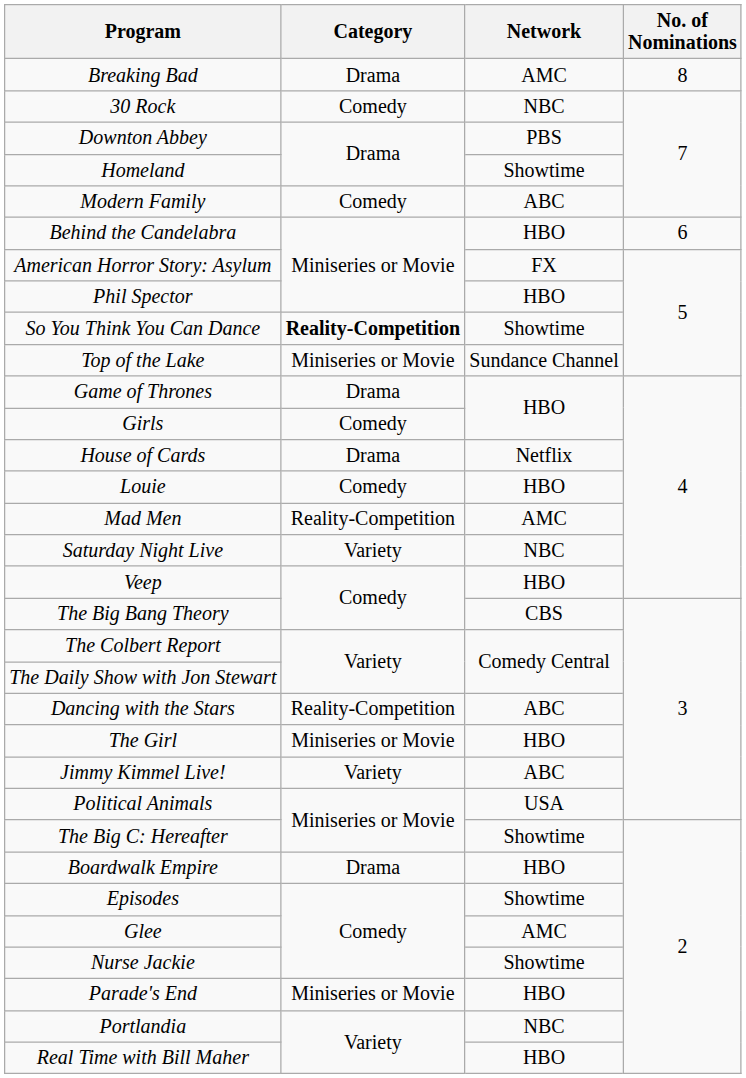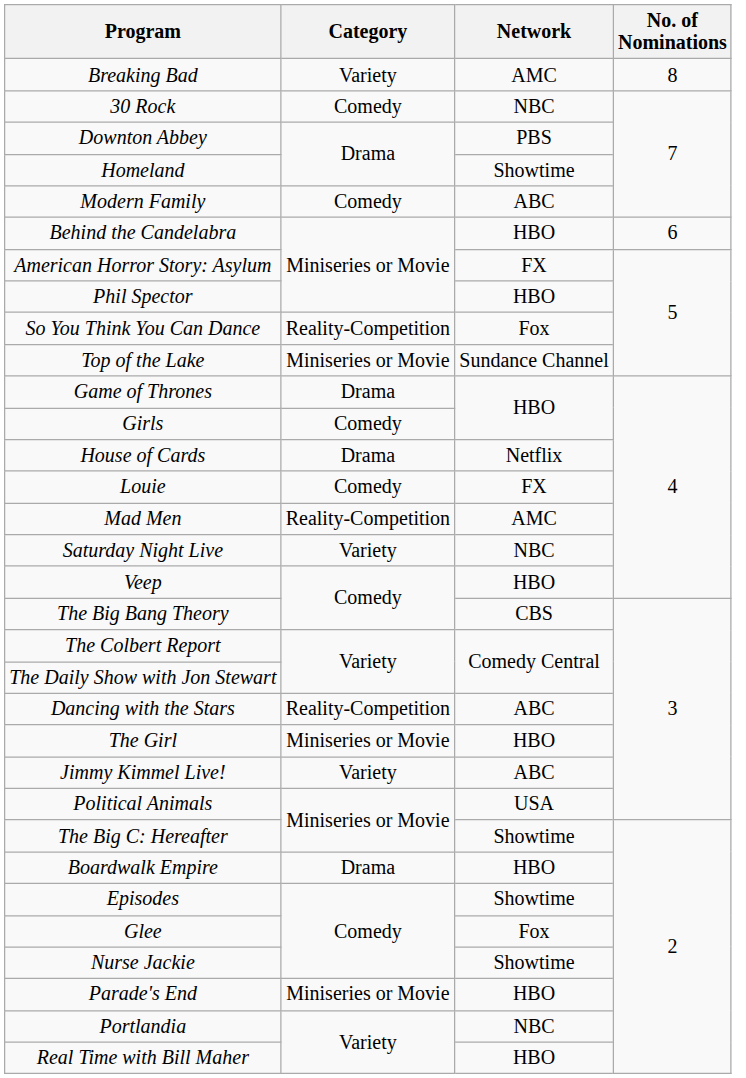(373, 74) Drama -> (368, 74) Variety
(373, 328) bold -> (368, 328) normal
(544, 328) Showtime -> (534, 328) Fox
(544, 486) HBO -> (534, 486) FX
(544, 930) AMC -> (534, 930) Fox
